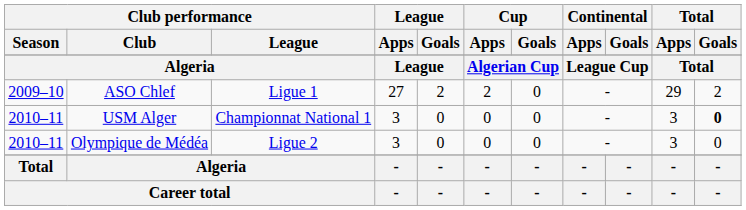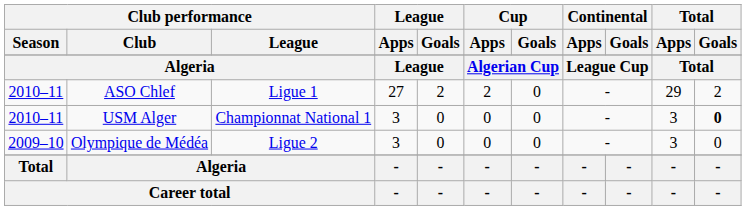(36, 92) 2009–10 -> (36, 92) 2010–11
(36, 142) 2010–11 -> (36, 142) 2009–10
